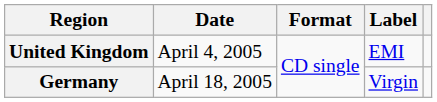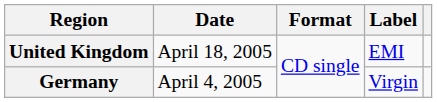(210, 50) April 4, 2005 -> (215, 50) April 18, 2005
(215, 81) April 18, 2005 -> (210, 81) April 4, 2005
